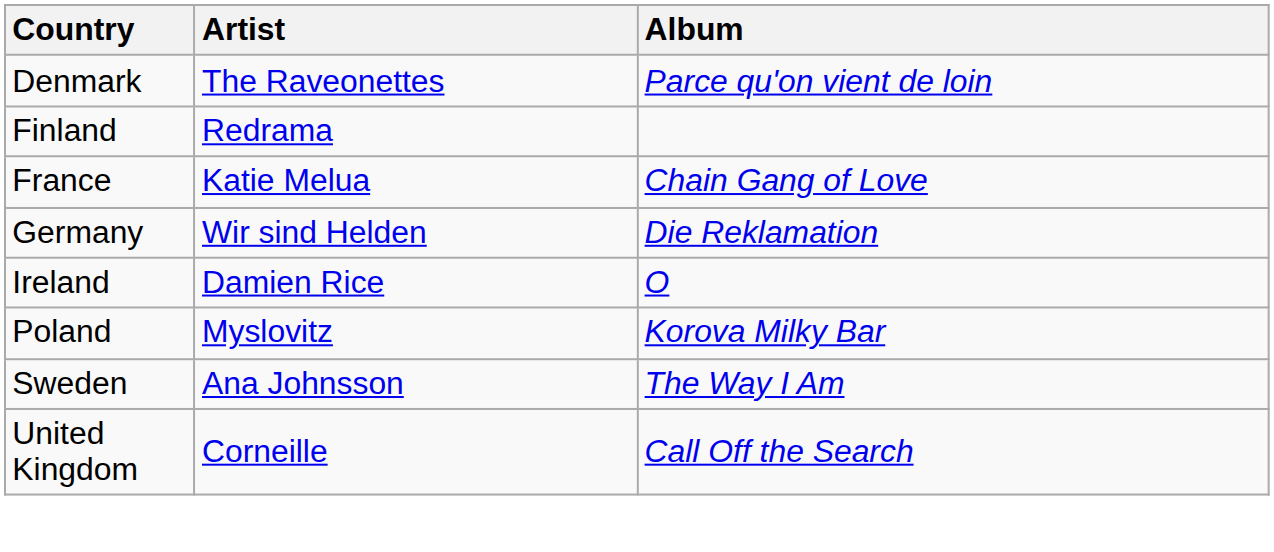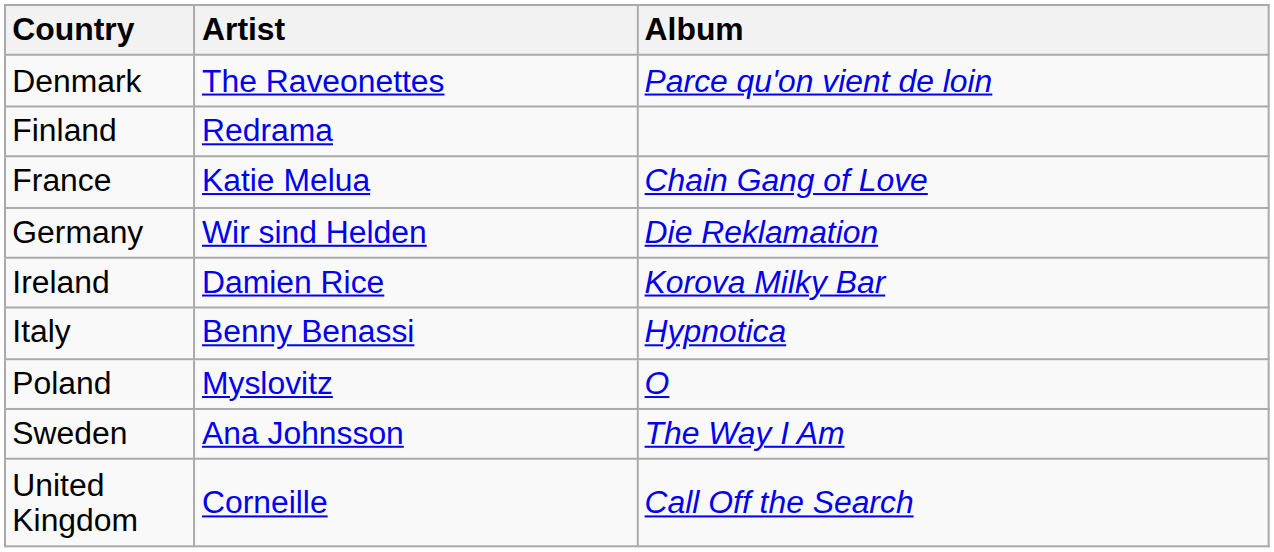(657, 282) O -> (765, 282) Korova Milky Bar
+ row: (42, 332)
(765, 332) Korova Milky Bar -> (657, 383) O
